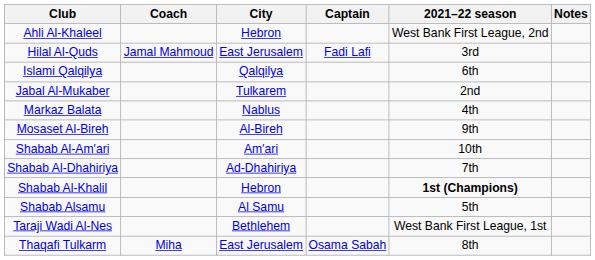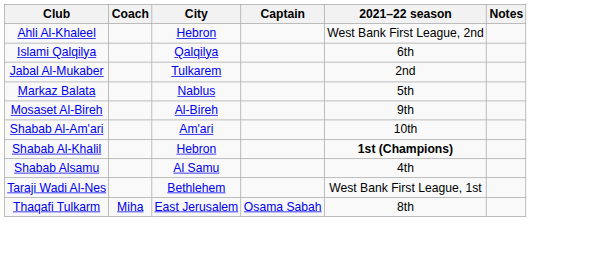- row: (63, 52)
(470, 110) 4th -> (405, 91) 5th
- row: (63, 168)
(470, 206) 5th -> (405, 168) 4th
